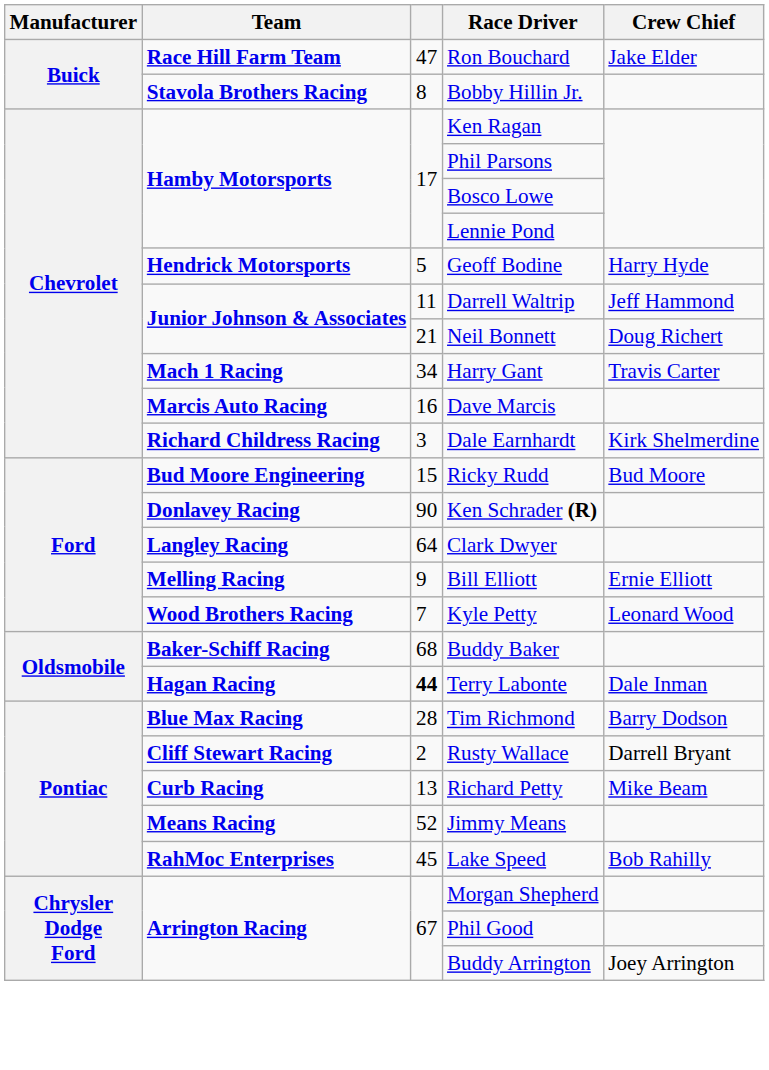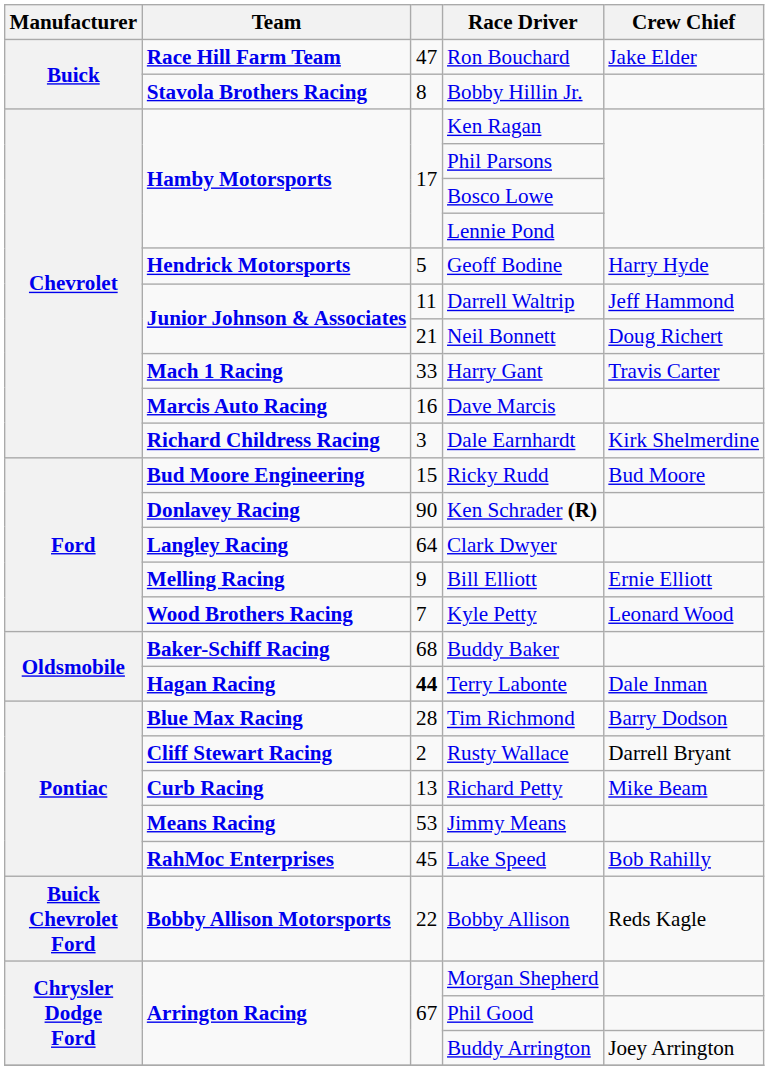(427, 370) 34 -> (427, 370) 33
(427, 823) 52 -> (427, 823) 53
+ row: (508, 918)
